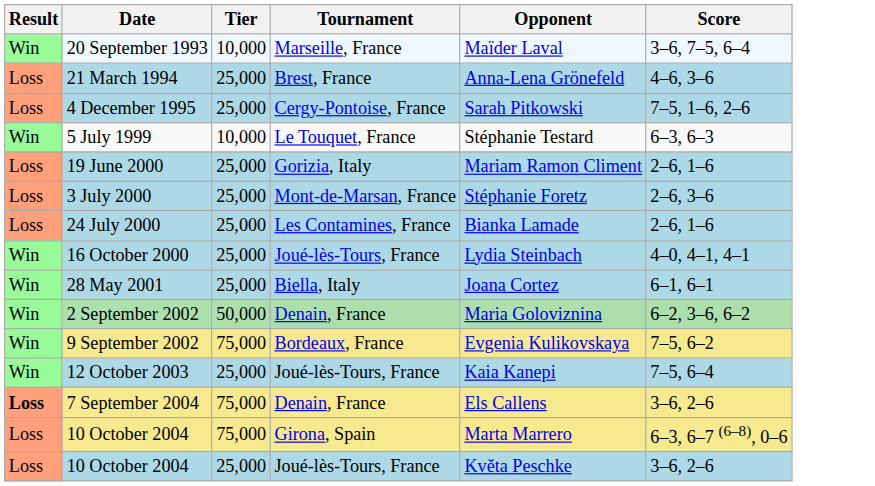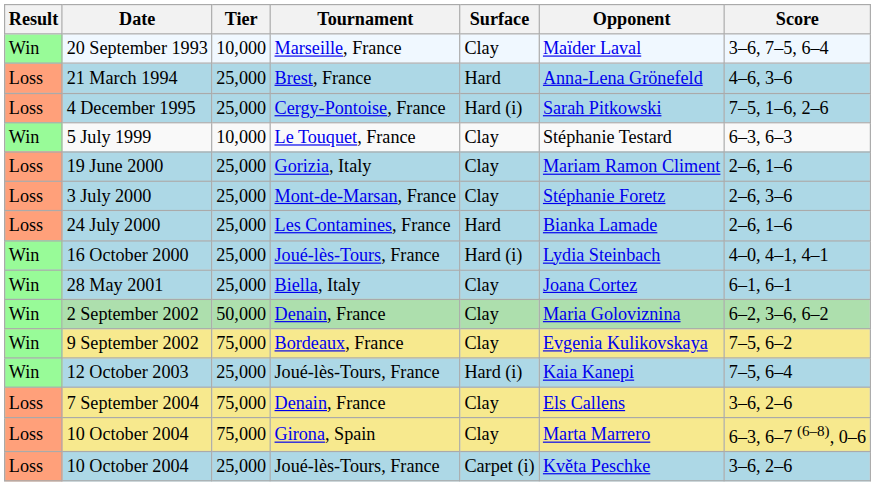+ column: (499, 18)
(26, 401) bold -> (26, 401) normal
